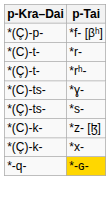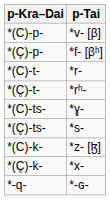+ row: (25, 33)
(79, 166) gold background -> (79, 185) no background
